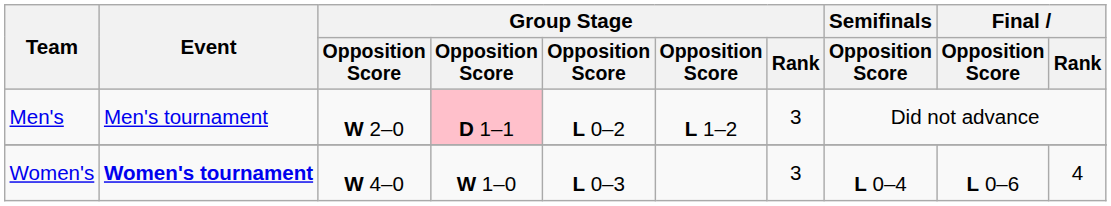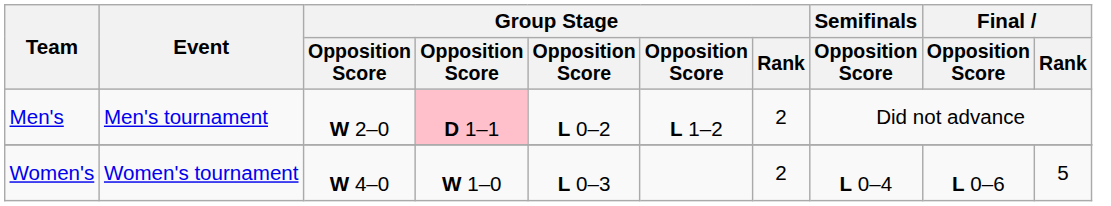(796, 117) 3 -> (781, 117) 2
(209, 173) bold -> (201, 173) normal
(796, 173) 3 -> (781, 173) 2
(1078, 173) 4 -> (1063, 173) 5
